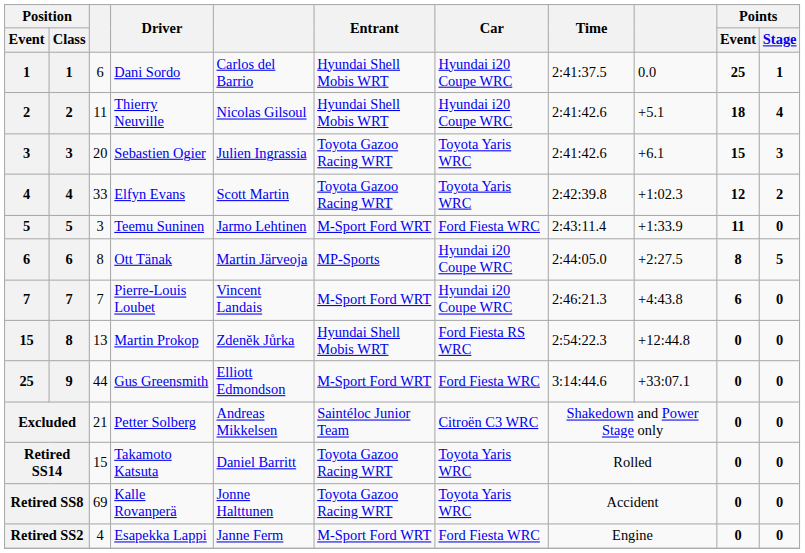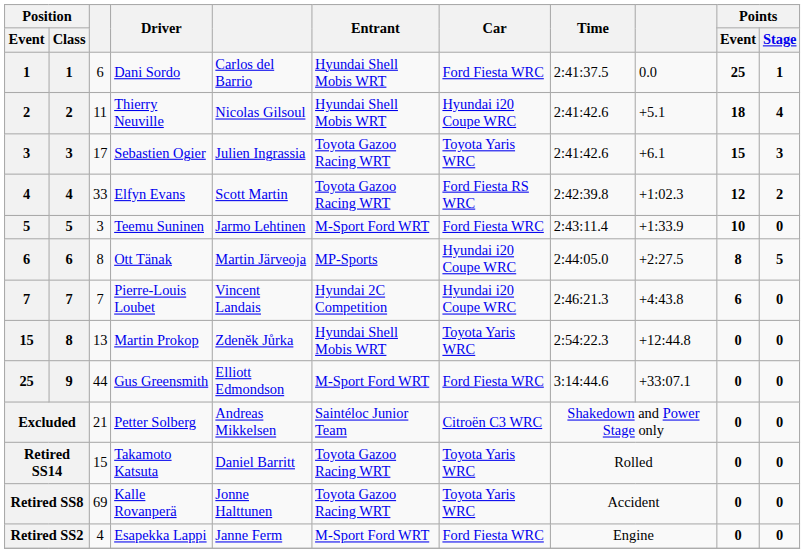(475, 72) Hyundai i20 Coupe WRC -> (493, 72) Ford Fiesta WRC
(100, 153) 20 -> (100, 153) 17
(475, 194) Toyota Yaris WRC -> (486, 194) Ford Fiesta RS WRC
(738, 226) 11 -> (738, 226) 10
(374, 299) M-Sport Ford WRT -> (351, 299) Hyundai 2C Competition
(482, 340) Ford Fiesta RS WRC -> (479, 340) Toyota Yaris WRC
